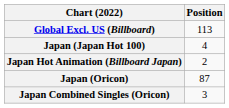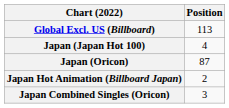rows swapped: (94, 62) <-> (94, 78)
